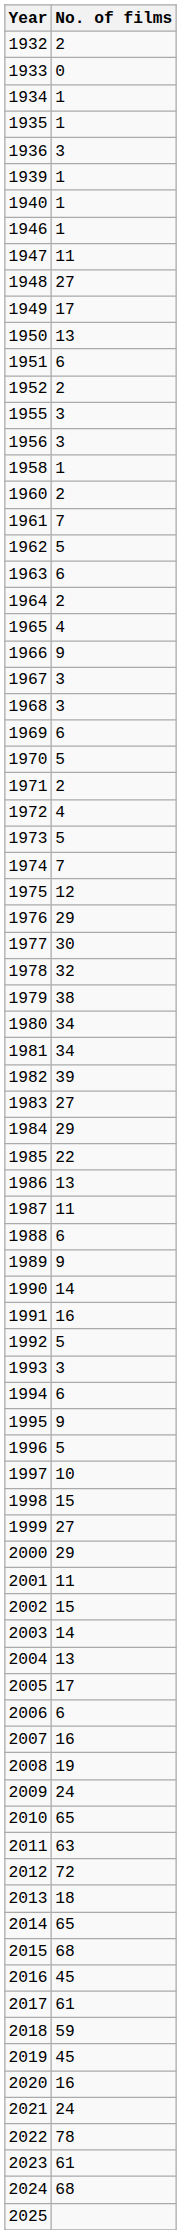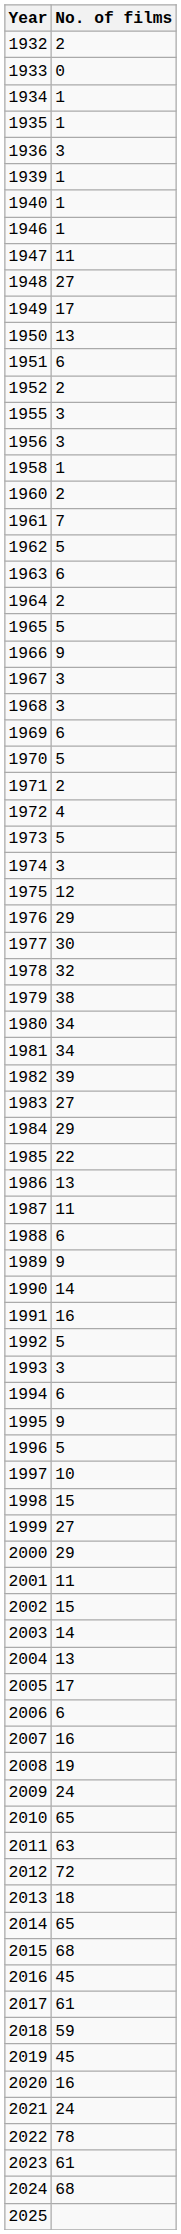(60, 627) 4 -> (60, 627) 5
(60, 866) 7 -> (60, 866) 3
